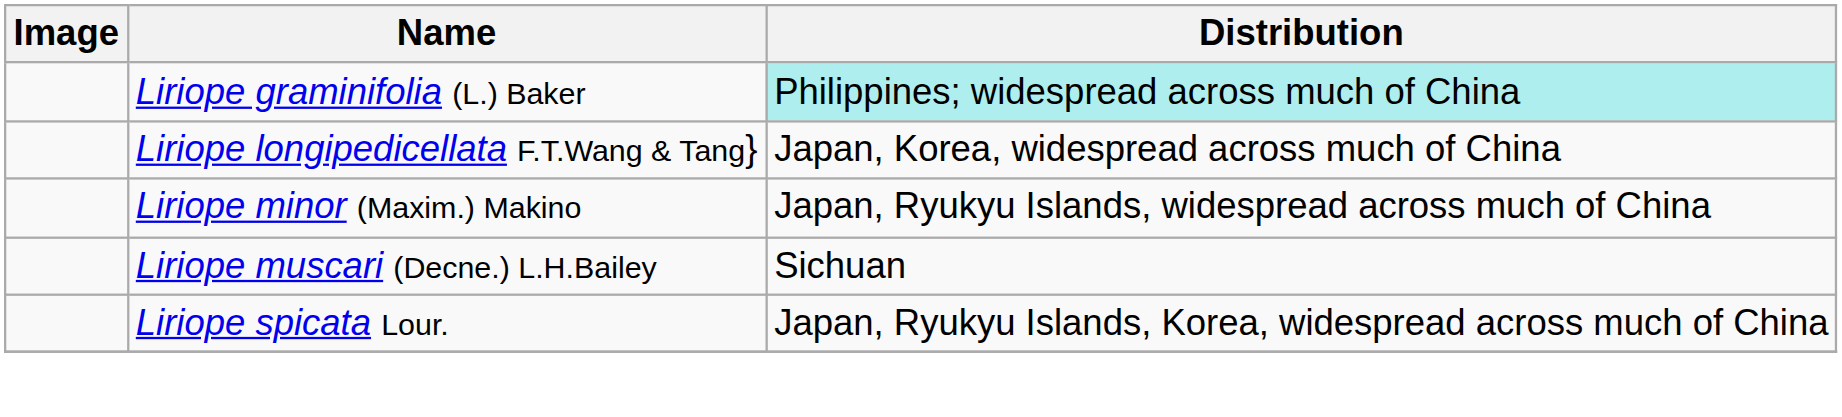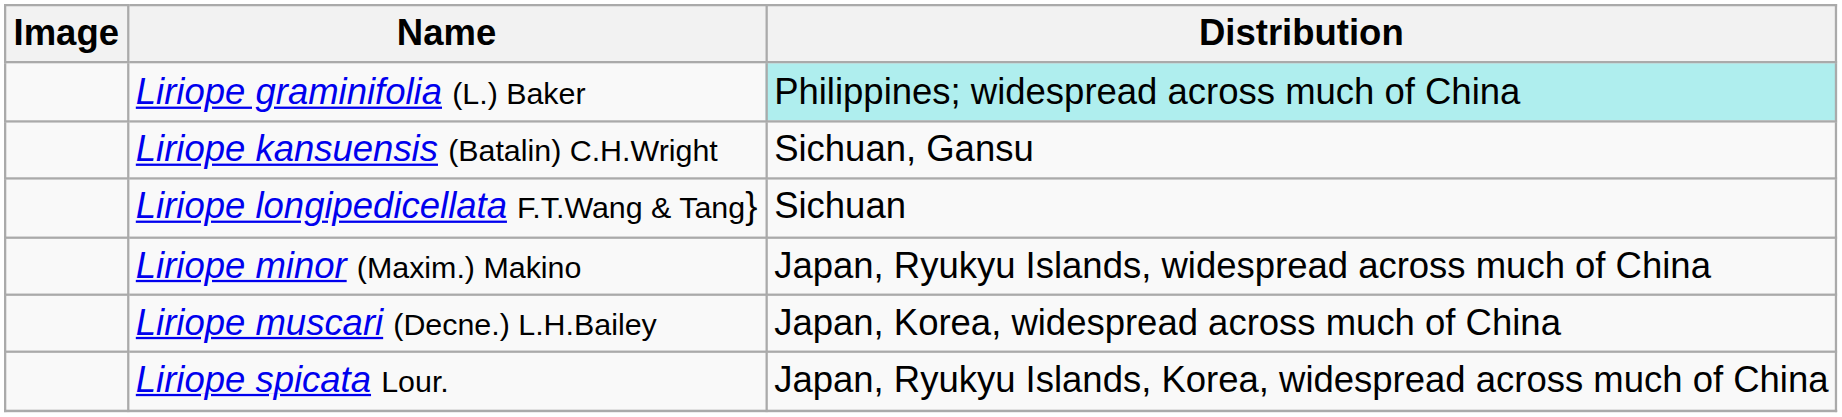+ row: (427, 149)
(1168, 149) Japan, Korea, widespread across much of China -> (840, 206) Sichuan
(840, 264) Sichuan -> (1168, 322) Japan, Korea, widespread across much of China
